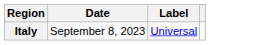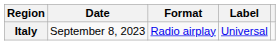+ column: (183, 13)
